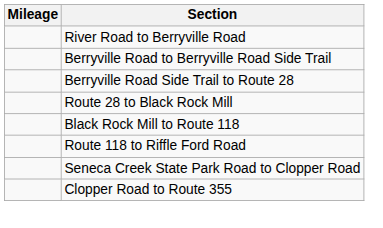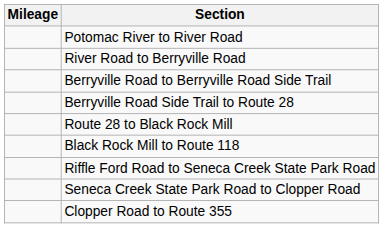+ row: (154, 37)
- row: (155, 146)
+ row: (220, 168)
